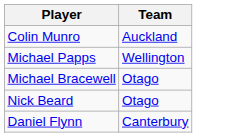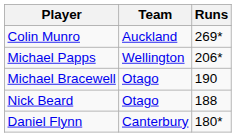+ column: (212, 15)
